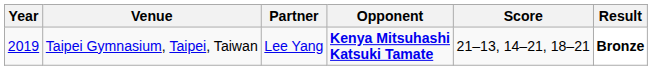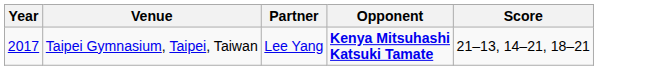- column: (620, 16)
(23, 46) 2019 -> (23, 46) 2017
